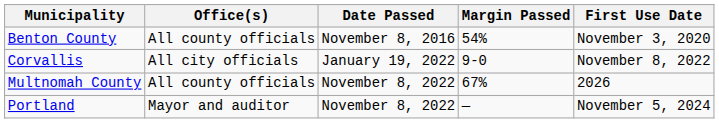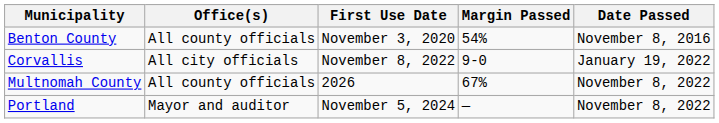columns swapped: (388, 16) <-> (644, 16)
